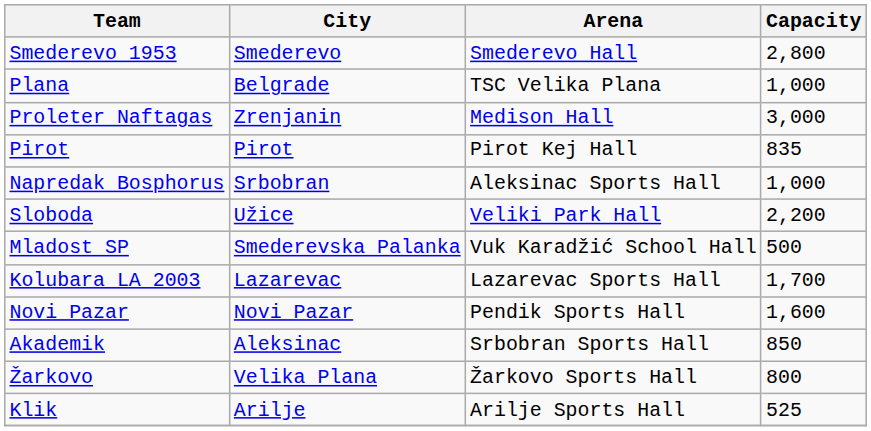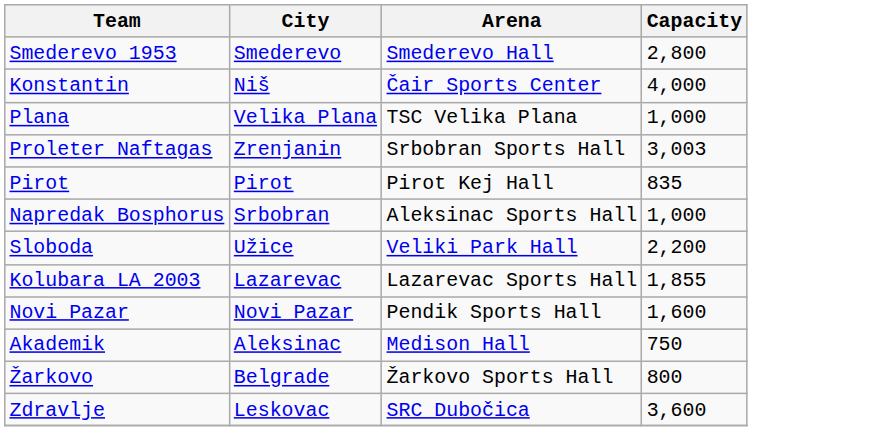+ row: (69, 86)
(282, 86) Belgrade -> (305, 118) Velika Plana
(542, 118) Medison Hall -> (506, 151) Srbobran Sports Hall
(796, 118) 3,000 -> (677, 151) 3,003
- row: (69, 248)
(796, 280) 1,700 -> (677, 280) 1,855
(589, 345) Srbobran Sports Hall -> (458, 345) Medison Hall
(784, 345) 850 -> (665, 345) 750
(305, 378) Velika Plana -> (282, 378) Belgrade
- row: (33, 410)
+ row: (57, 410)
